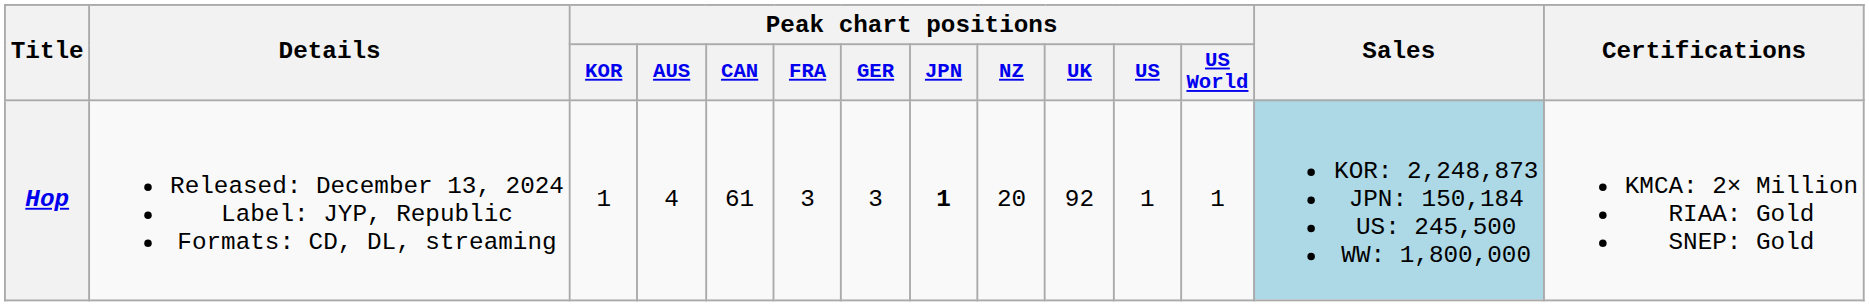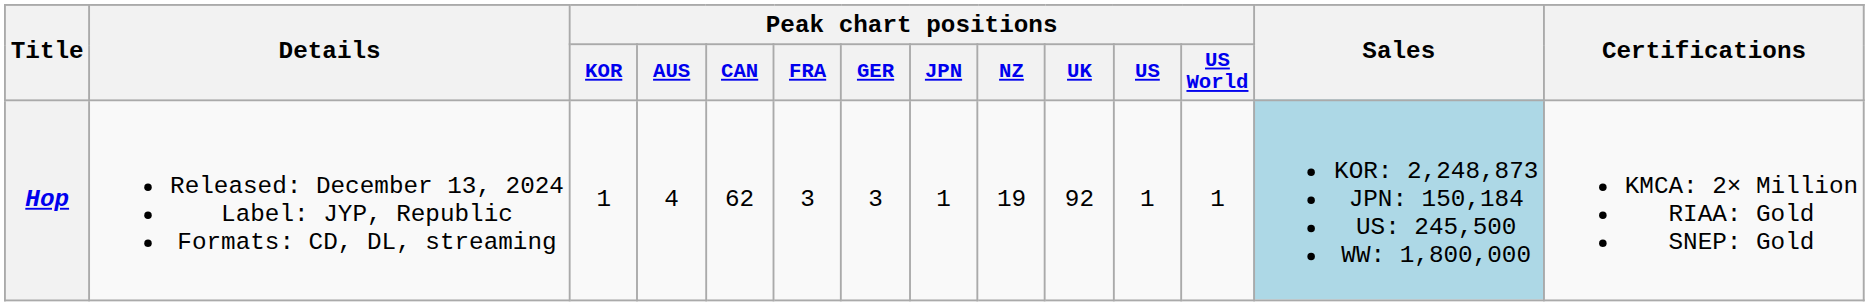(740, 200) 61 -> (740, 200) 62
(944, 200) bold -> (944, 200) normal
(1011, 200) 20 -> (1011, 200) 19
